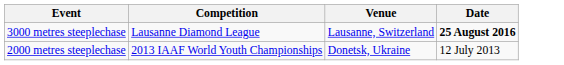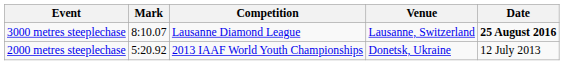+ column: (149, 13)
